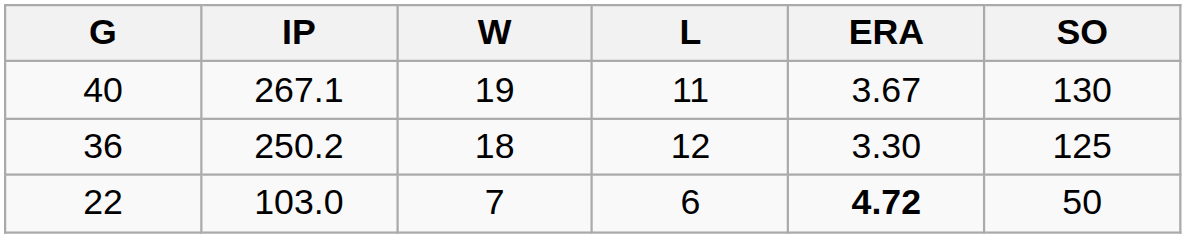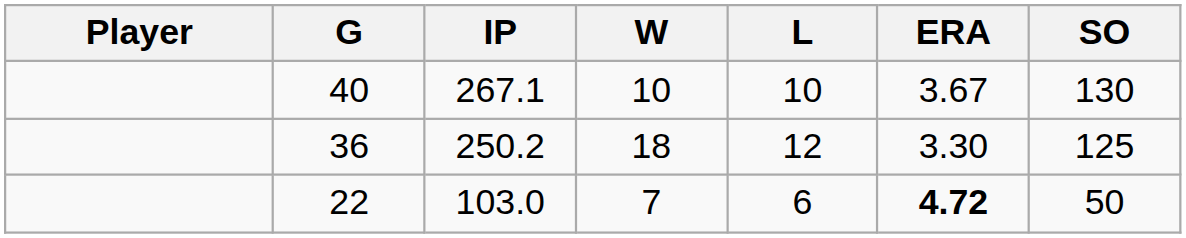+ column: (139, 32)
(495, 89) 19 -> (651, 89) 10
(691, 89) 11 -> (802, 89) 10
